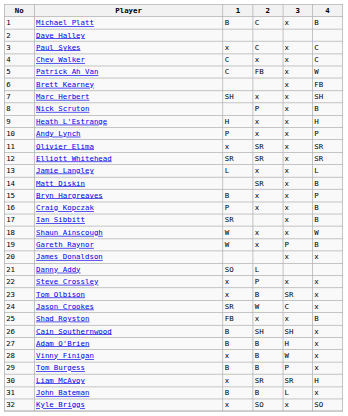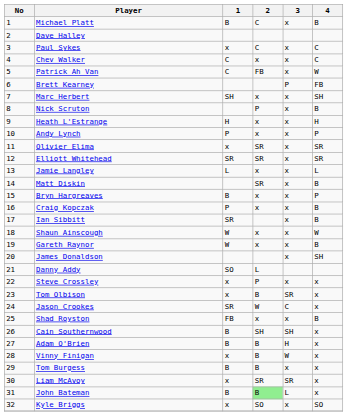(287, 85) x -> (287, 85) P
(287, 245) P -> (287, 245) x
(317, 257) x -> (319, 257) SH
(287, 368) P -> (287, 368) x
(317, 381) H -> (317, 381) x
(257, 393) no background -> (257, 393) lightgreen background
